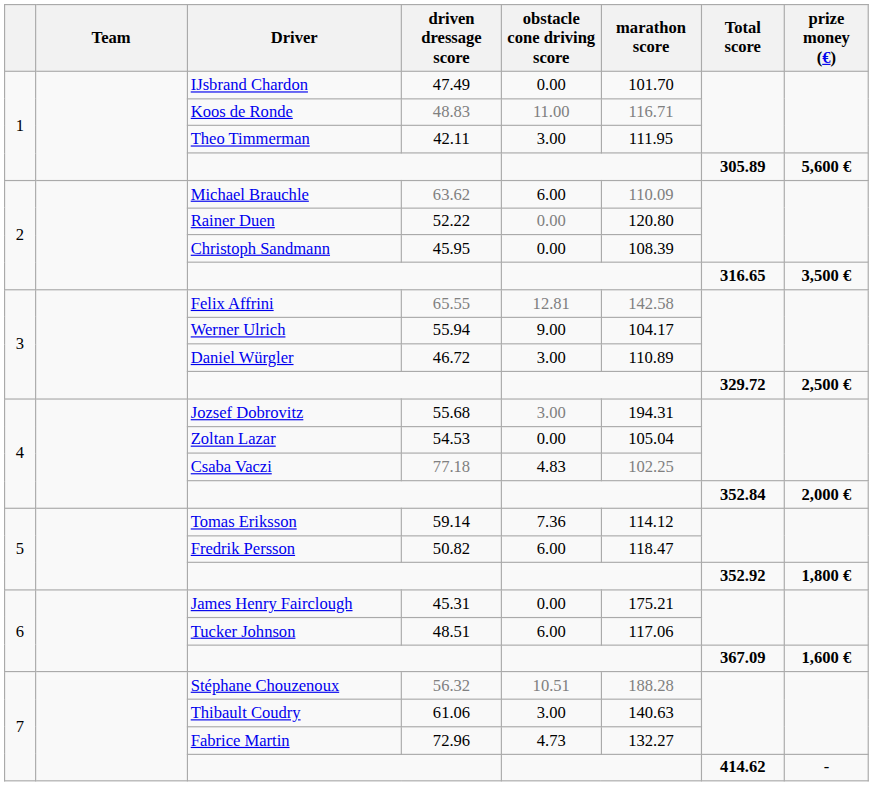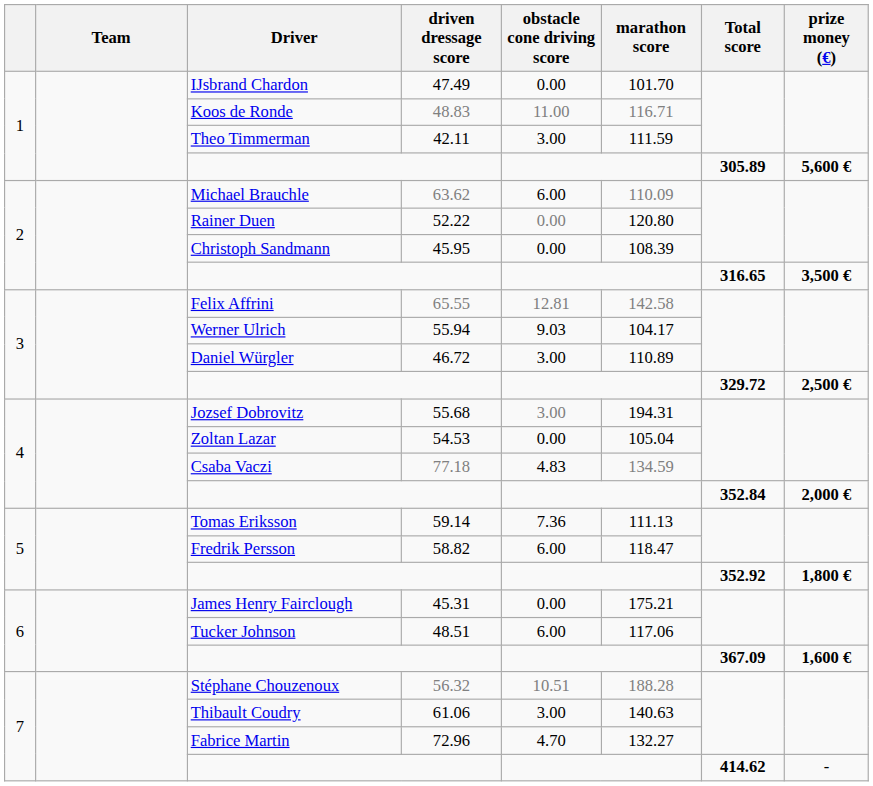(651, 139) 111.95 -> (651, 139) 111.59
(551, 330) 9.00 -> (551, 330) 9.03
(651, 467) 102.25 -> (651, 467) 134.59
(651, 521) 114.12 -> (651, 521) 111.13
(451, 549) 50.82 -> (451, 549) 58.82
(551, 740) 4.73 -> (551, 740) 4.70
